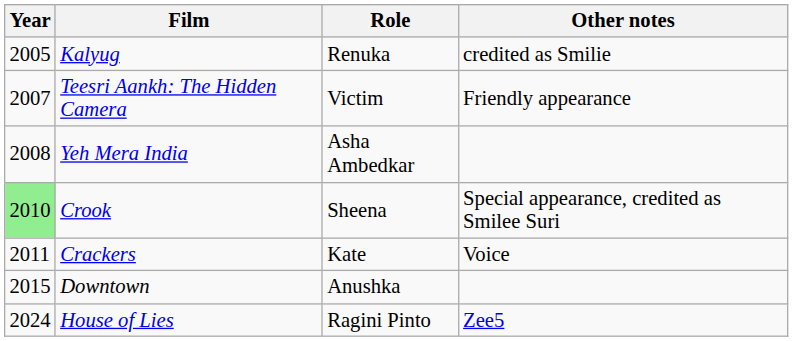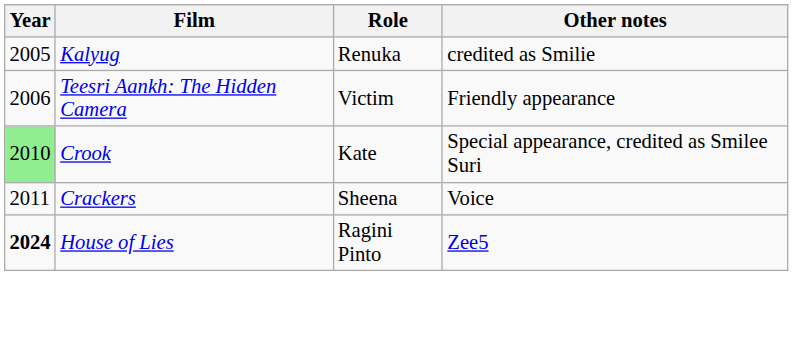(30, 97) 2007 -> (30, 97) 2006
- row: (124, 153)
(357, 209) Sheena -> (357, 153) Kate
(347, 254) Kate -> (368, 198) Sheena
- row: (105, 286)
(30, 319) normal -> (30, 242) bold
